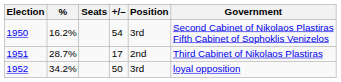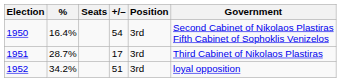(63, 33) 16.2% -> (63, 33) 16.4%
(138, 54) 2nd -> (137, 54) 3rd
(117, 69) 50 -> (117, 69) 51
